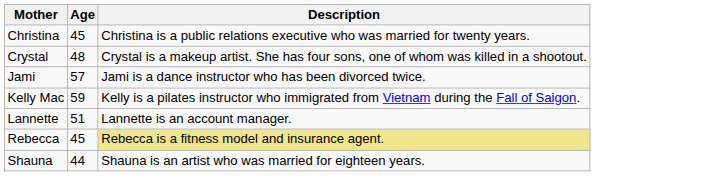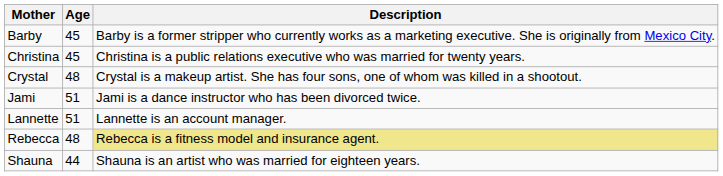+ row: (25, 35)
(78, 77) 57 -> (73, 98) 51
- row: (36, 98)
(78, 139) 45 -> (73, 139) 48
